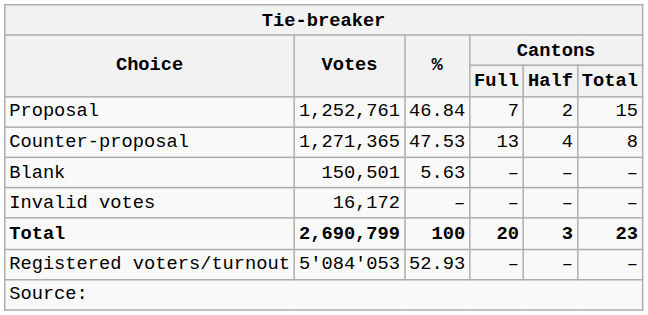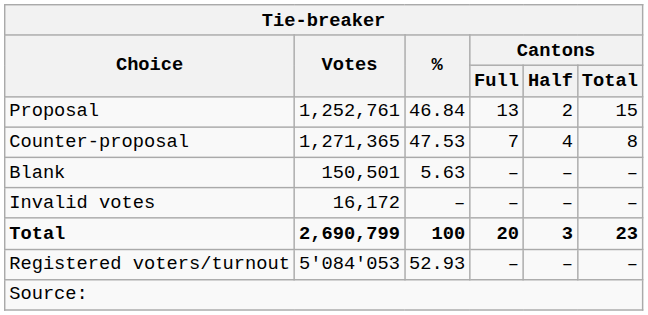(513, 112) 7 -> (508, 112) 13
(508, 142) 13 -> (513, 142) 7
